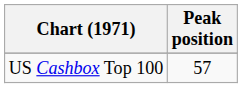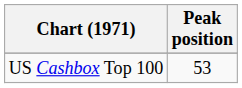(202, 67) 57 -> (202, 67) 53
